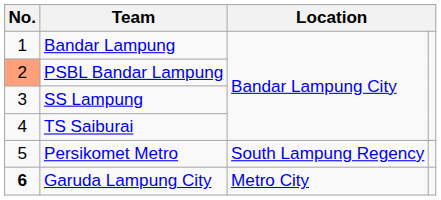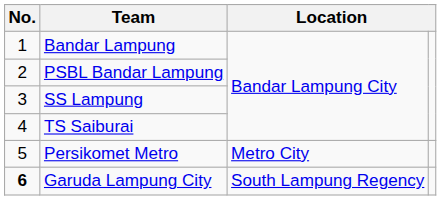(22, 72) lightsalmon background -> (22, 72) no background
(328, 153) South Lampung Regency -> (270, 153) Metro City
(270, 180) Metro City -> (328, 180) South Lampung Regency
